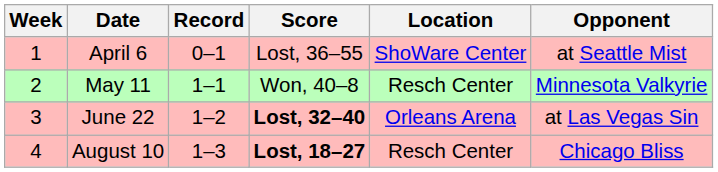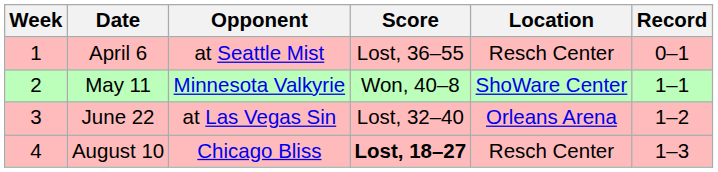columns swapped: (622, 20) <-> (209, 20)
(451, 53) ShoWare Center -> (551, 53) Resch Center
(451, 85) Resch Center -> (551, 85) ShoWare Center
(309, 118) bold -> (410, 118) normal
